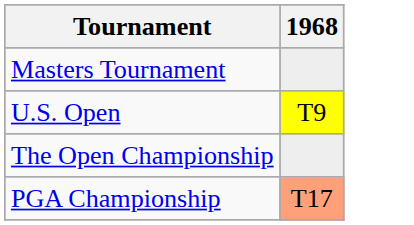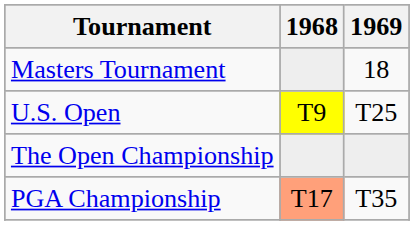+ column: (376, 26)
